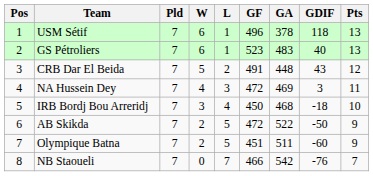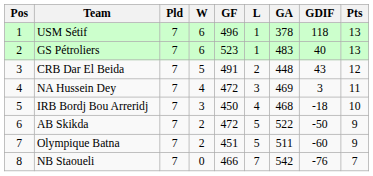columns swapped: (227, 13) <-> (254, 13)
